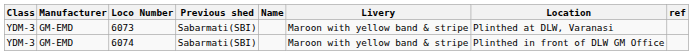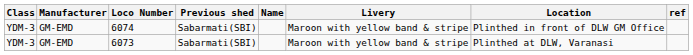rows swapped: (123, 27) <-> (123, 42)
